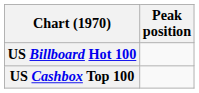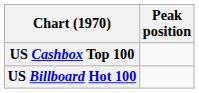rows swapped: (72, 54) <-> (72, 76)
